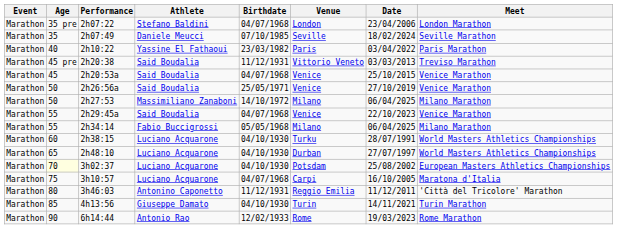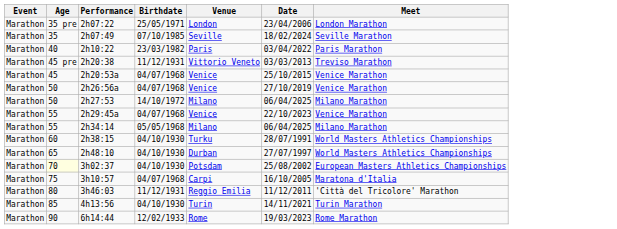- column: (187, 11)
(265, 24) 04/07/1968 -> (161, 24) 25/05/1971
(265, 88) 25/05/1971 -> (161, 88) 04/07/1968
